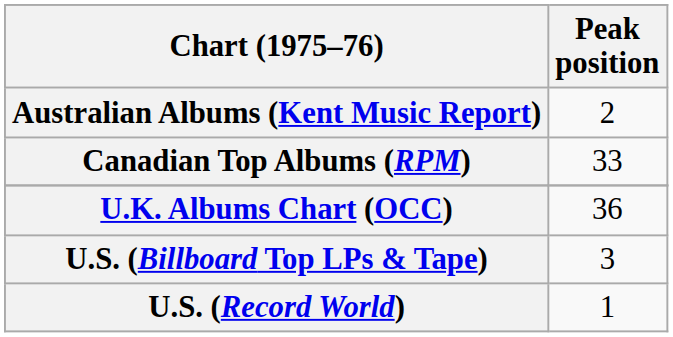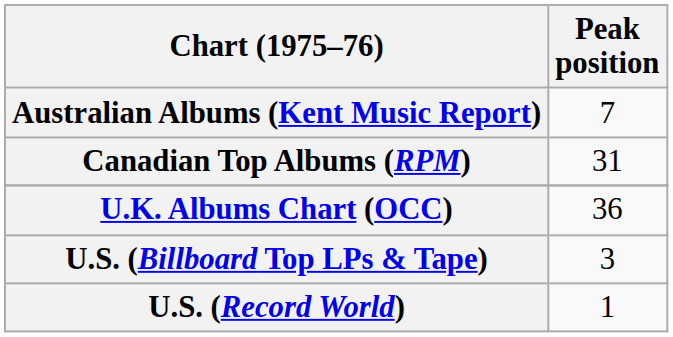(607, 112) 2 -> (607, 112) 7
(607, 160) 33 -> (607, 160) 31
